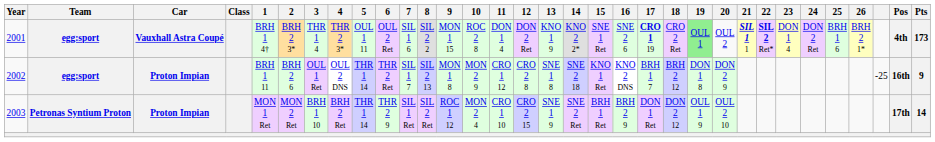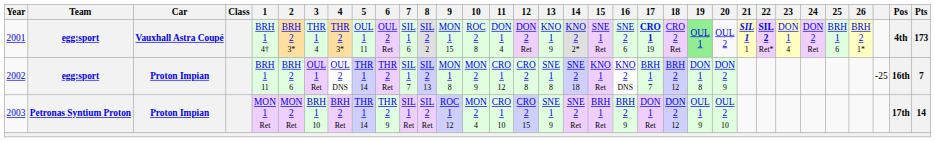(921, 75) 9 -> (921, 75) 7
